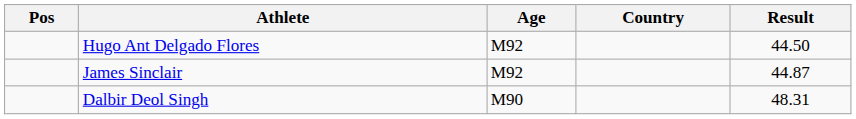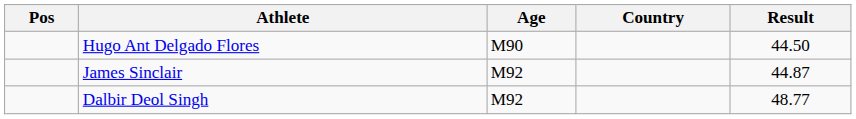(507, 45) M92 -> (507, 45) M90
(507, 99) M90 -> (507, 99) M92
(791, 99) 48.31 -> (791, 99) 48.77
